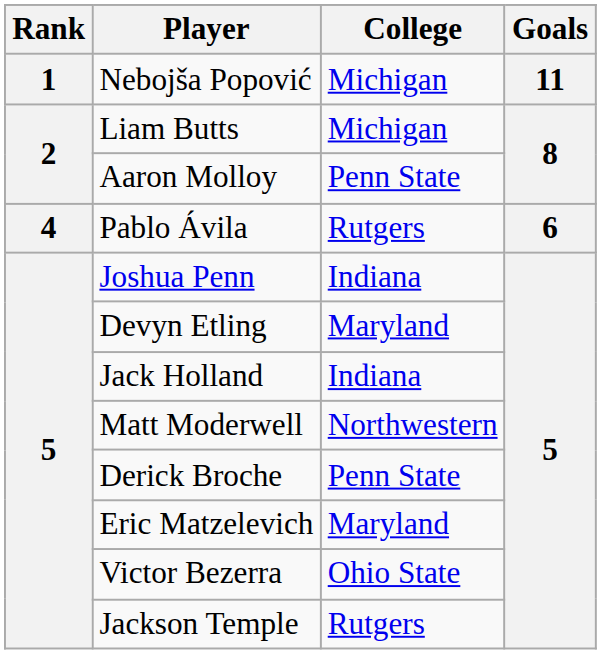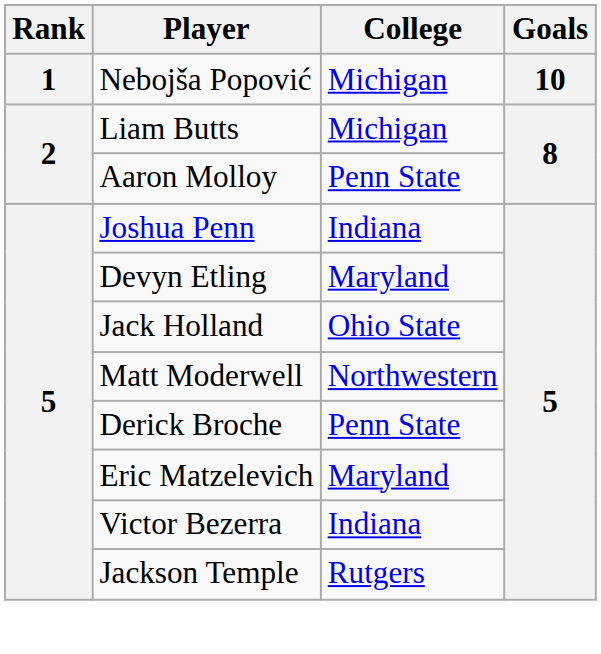(550, 78) 11 -> (550, 78) 10
- row: (173, 227)
(375, 375) Indiana -> (394, 326) Ohio State
(394, 573) Ohio State -> (375, 524) Indiana
